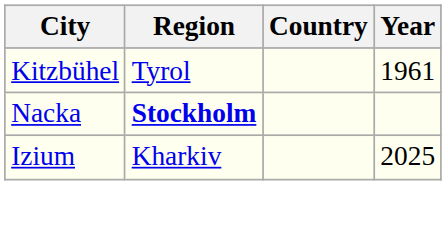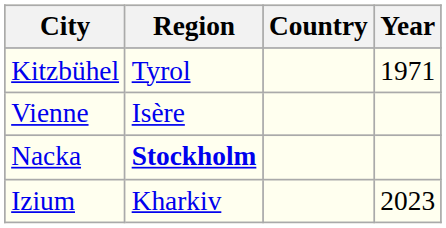(408, 69) 1961 -> (408, 69) 1971
+ row: (50, 113)
(408, 156) 2025 -> (408, 200) 2023
